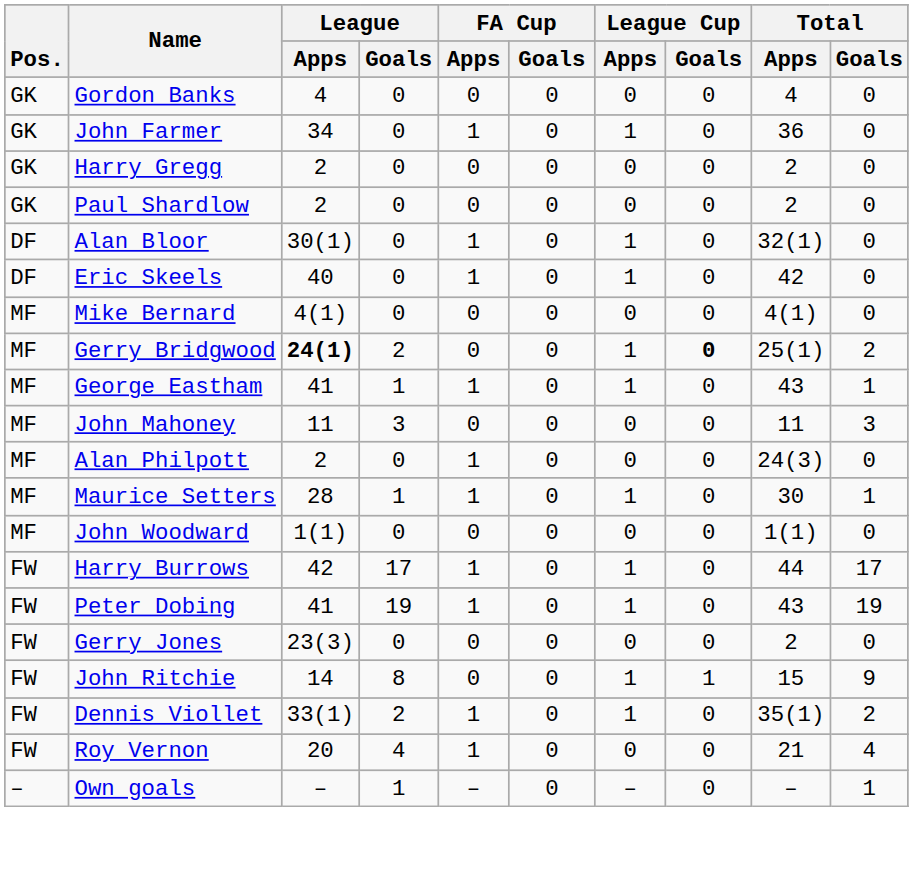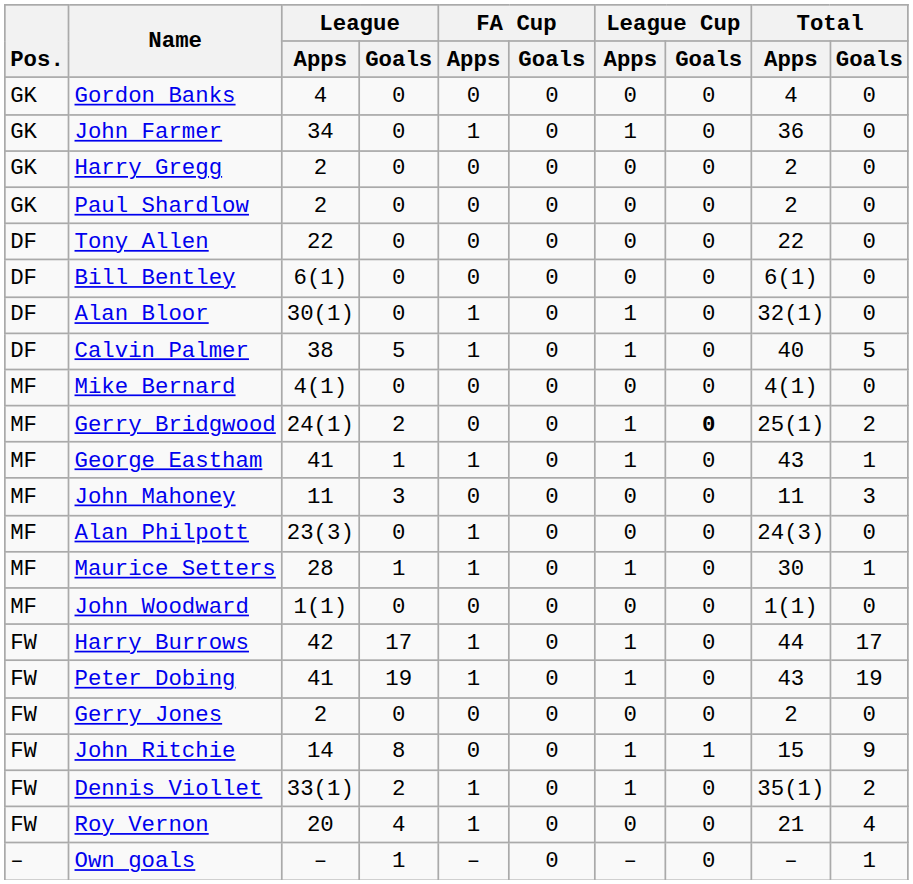+ row: (142, 242)
+ row: (155, 278)
+ row: (162, 351)
- row: (148, 278)
(320, 351) bold -> (320, 424) normal
(320, 460) 2 -> (320, 533) 23(3)
(320, 643) 23(3) -> (320, 715) 2
